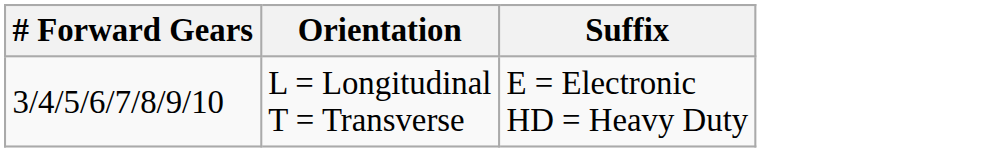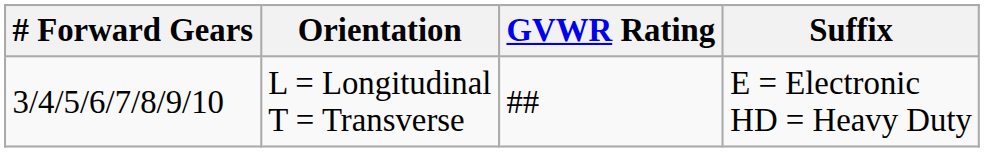+ column: (611, 30)
